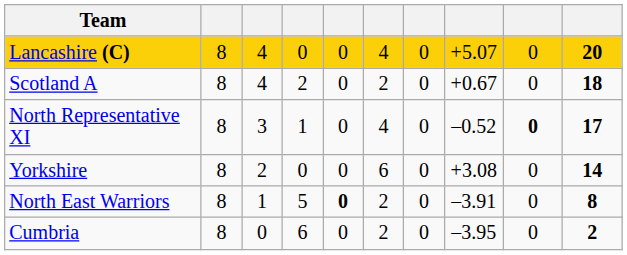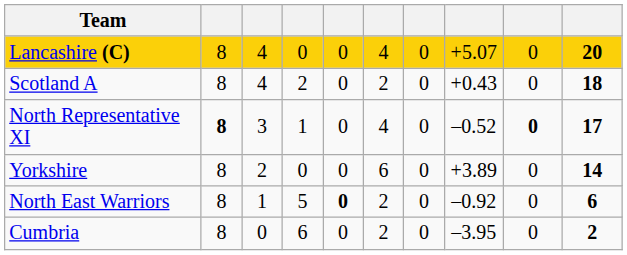(474, 83) +0.67 -> (474, 83) +0.43
(222, 126) normal -> (222, 126) bold
(474, 169) +3.08 -> (474, 169) +3.89
(474, 201) –3.91 -> (474, 201) –0.92
(592, 201) 8 -> (592, 201) 6
